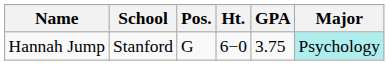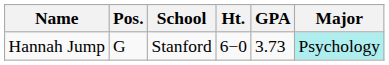columns swapped: (143, 18) <-> (196, 18)
(270, 45) 3.75 -> (270, 45) 3.73
